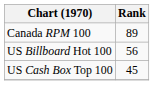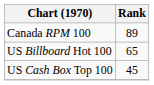(132, 51) 56 -> (132, 51) 65
